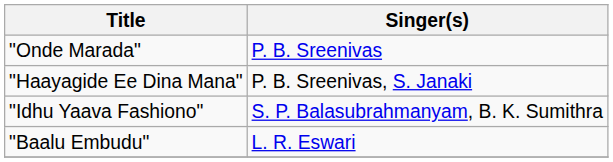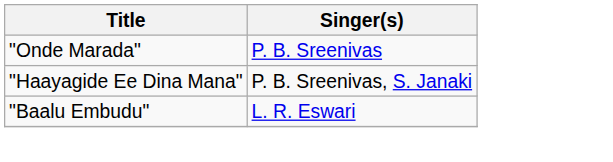- row: (106, 112)
